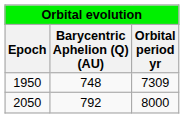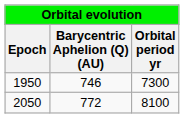(91, 82) 748 -> (91, 82) 746
(155, 82) 7309 -> (155, 82) 7300
(91, 102) 792 -> (91, 102) 772
(155, 102) 8000 -> (155, 102) 8100
